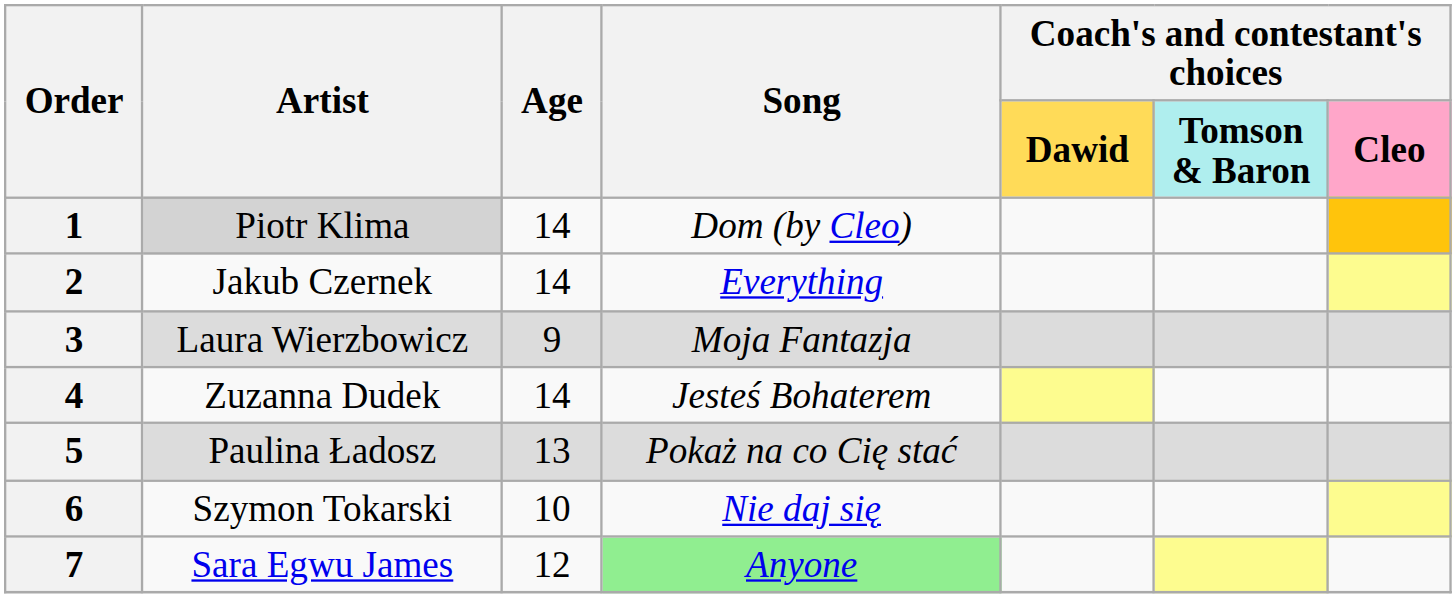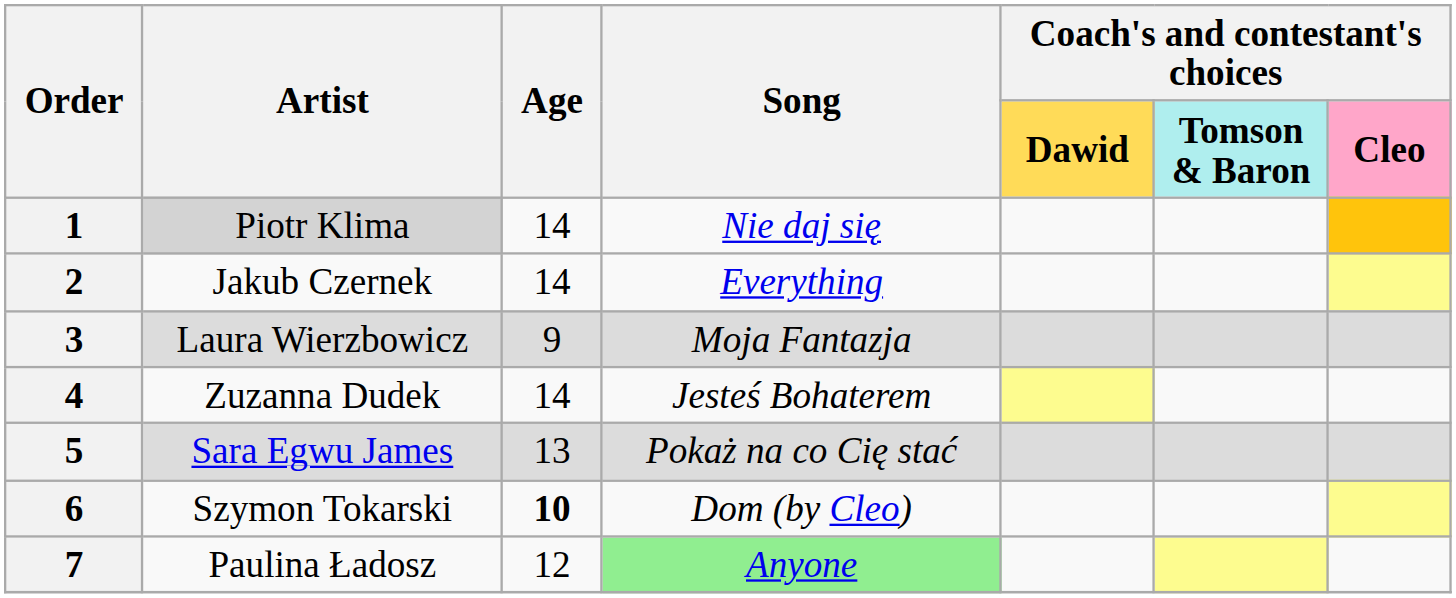(802, 225) Dom (by Cleo) -> (802, 225) Nie daj się
(322, 452) Paulina Ładosz -> (322, 452) Sara Egwu James
(552, 508) normal -> (552, 508) bold
(802, 508) Nie daj się -> (802, 508) Dom (by Cleo)
(322, 565) Sara Egwu James -> (322, 565) Paulina Ładosz
